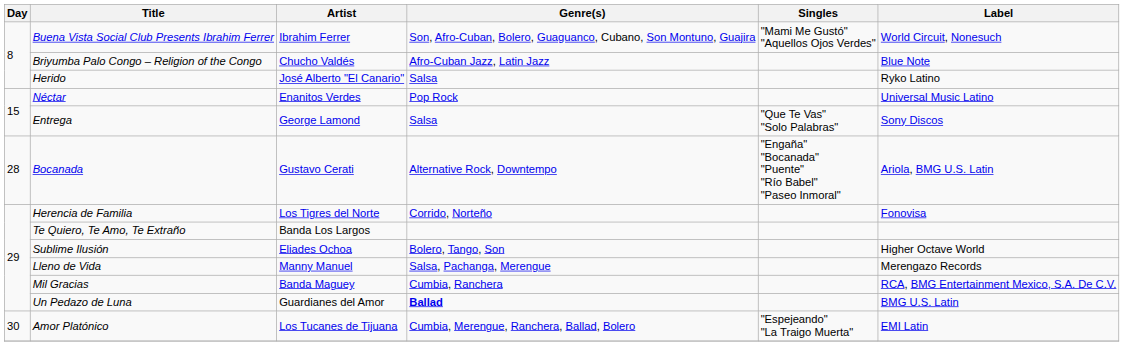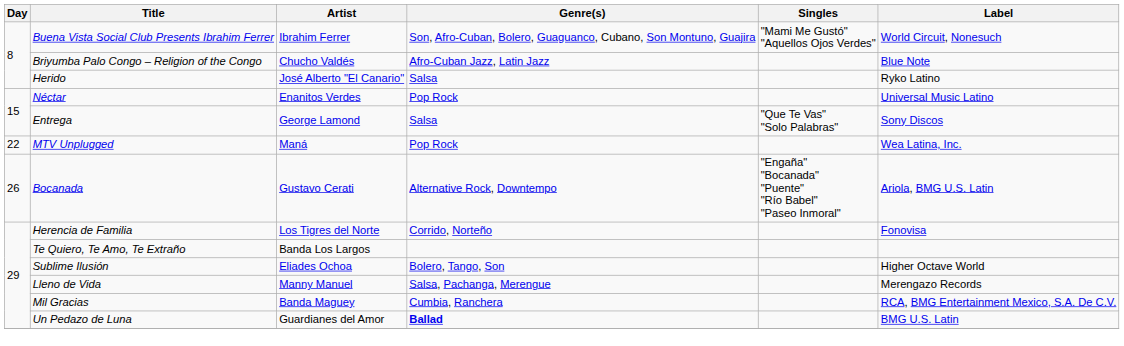+ row: (73, 145)
(13, 170) 28 -> (13, 188) 26
- row: (71, 326)
